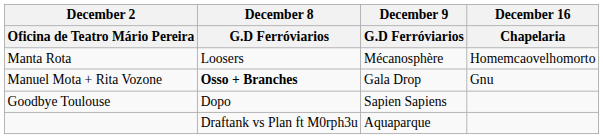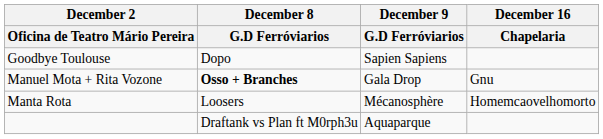rows swapped: (39, 58) <-> (59, 101)
